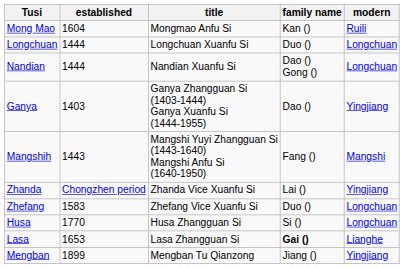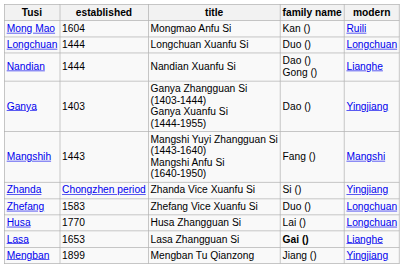(372, 67) Longchuan -> (365, 67) Lianghe
(294, 190) Lai () -> (292, 190) Si ()
(292, 223) Si () -> (294, 223) Lai ()
